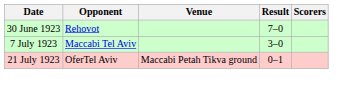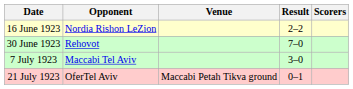+ row: (34, 28)
